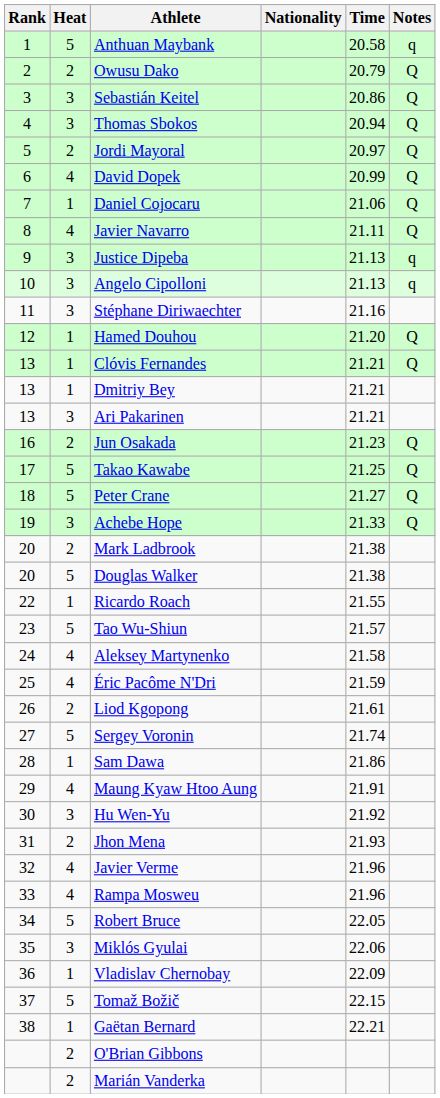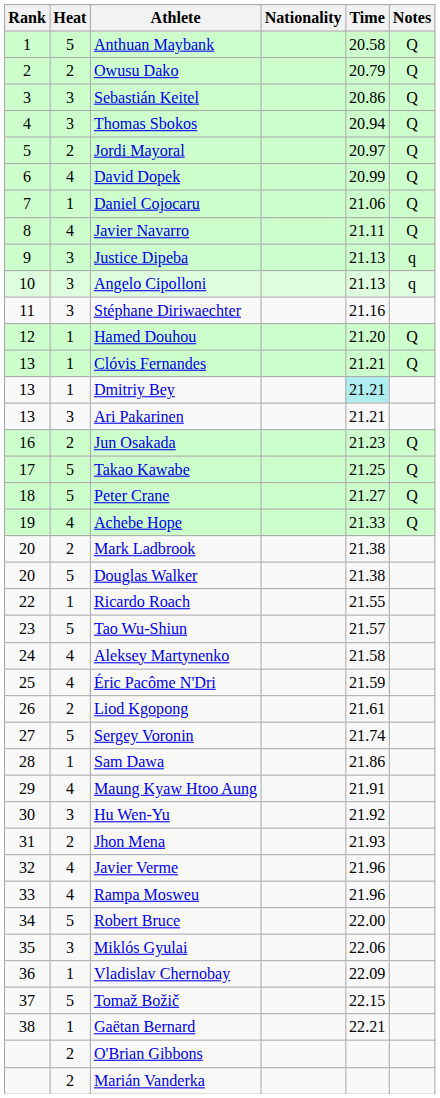(412, 44) q -> (412, 44) Q
(367, 389) no background -> (367, 389) paleturquoise background
(70, 522) 3 -> (70, 522) 4
(367, 921) 22.05 -> (367, 921) 22.00
